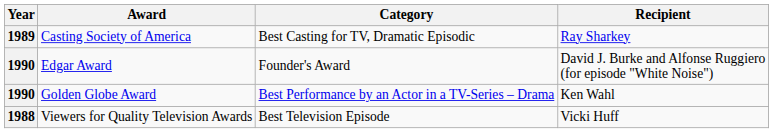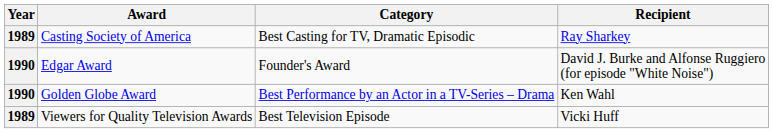(21, 116) 1988 -> (21, 116) 1989
